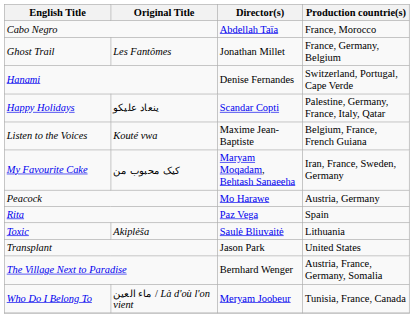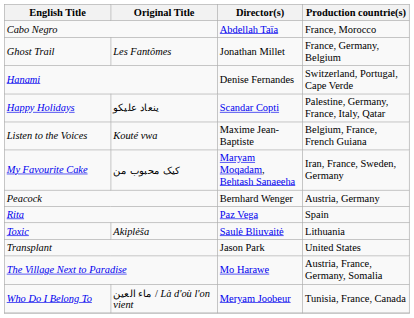(245, 198) Mo Harawe -> (256, 198) Bernhard Wenger
(256, 270) Bernhard Wenger -> (245, 270) Mo Harawe
